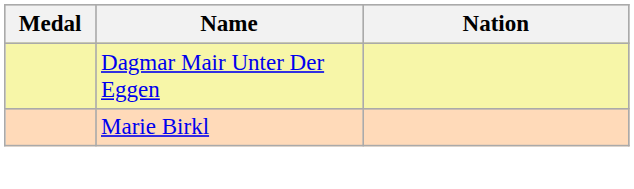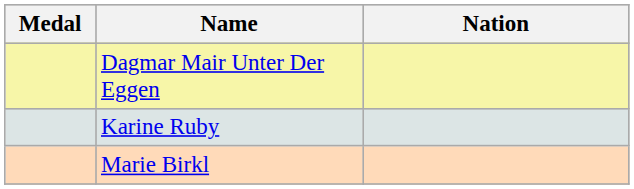+ row: (160, 127)
